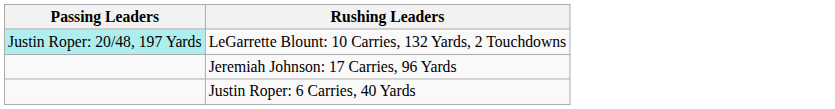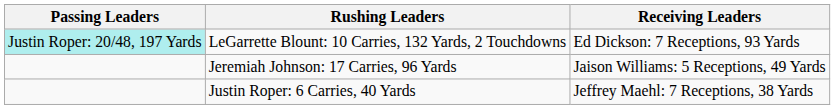+ column: (700, 16)
